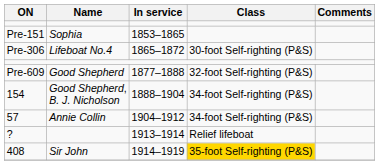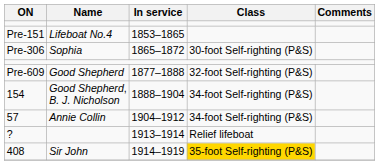(66, 34) Sophia -> (81, 34) Lifeboat No.4
(81, 51) Lifeboat No.4 -> (66, 51) Sophia
